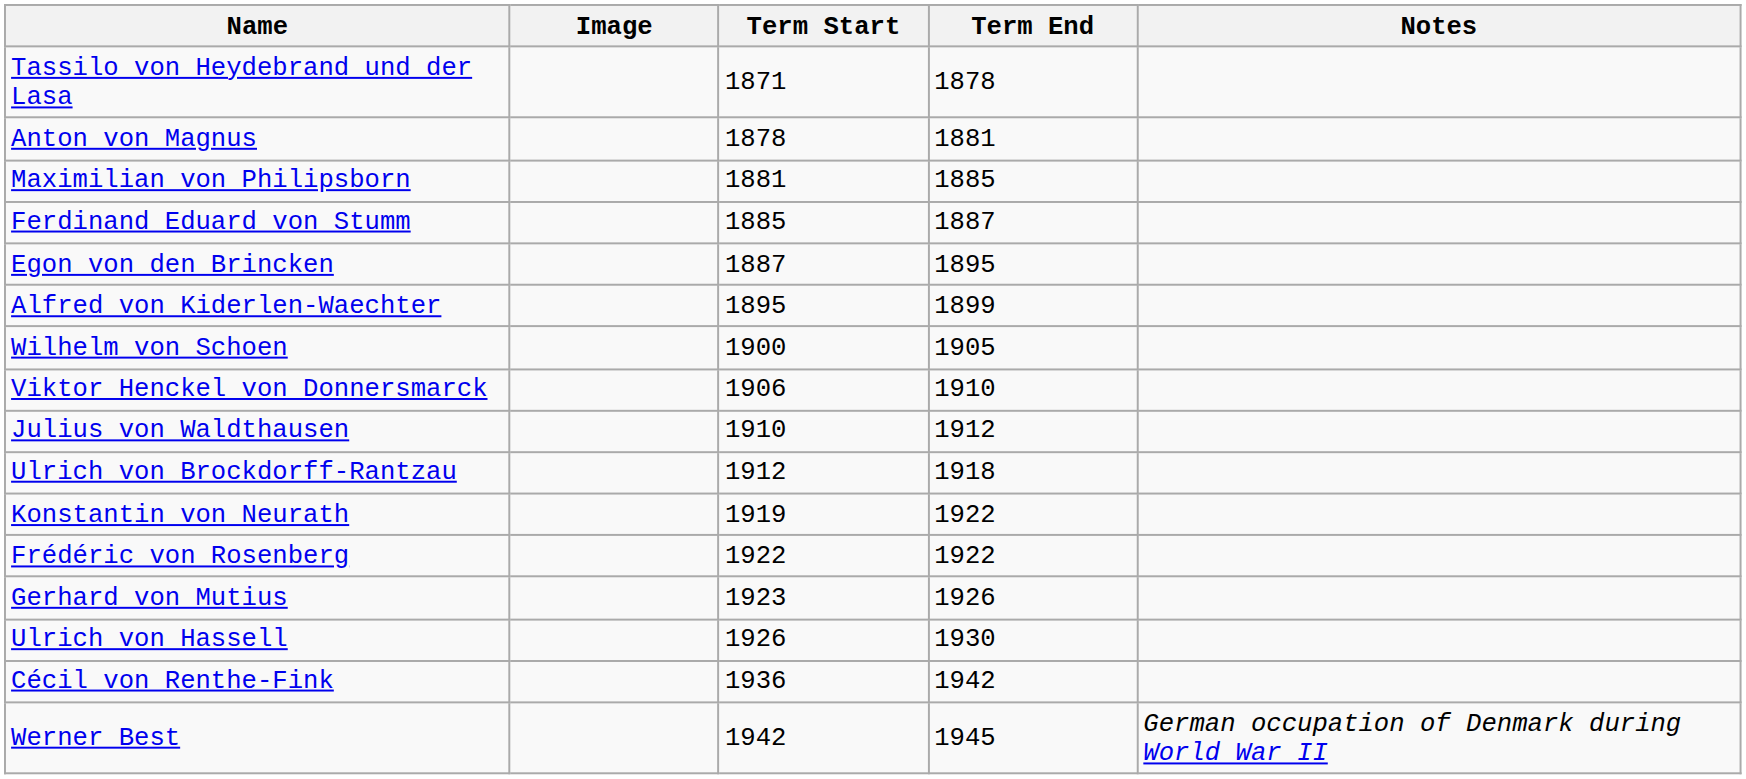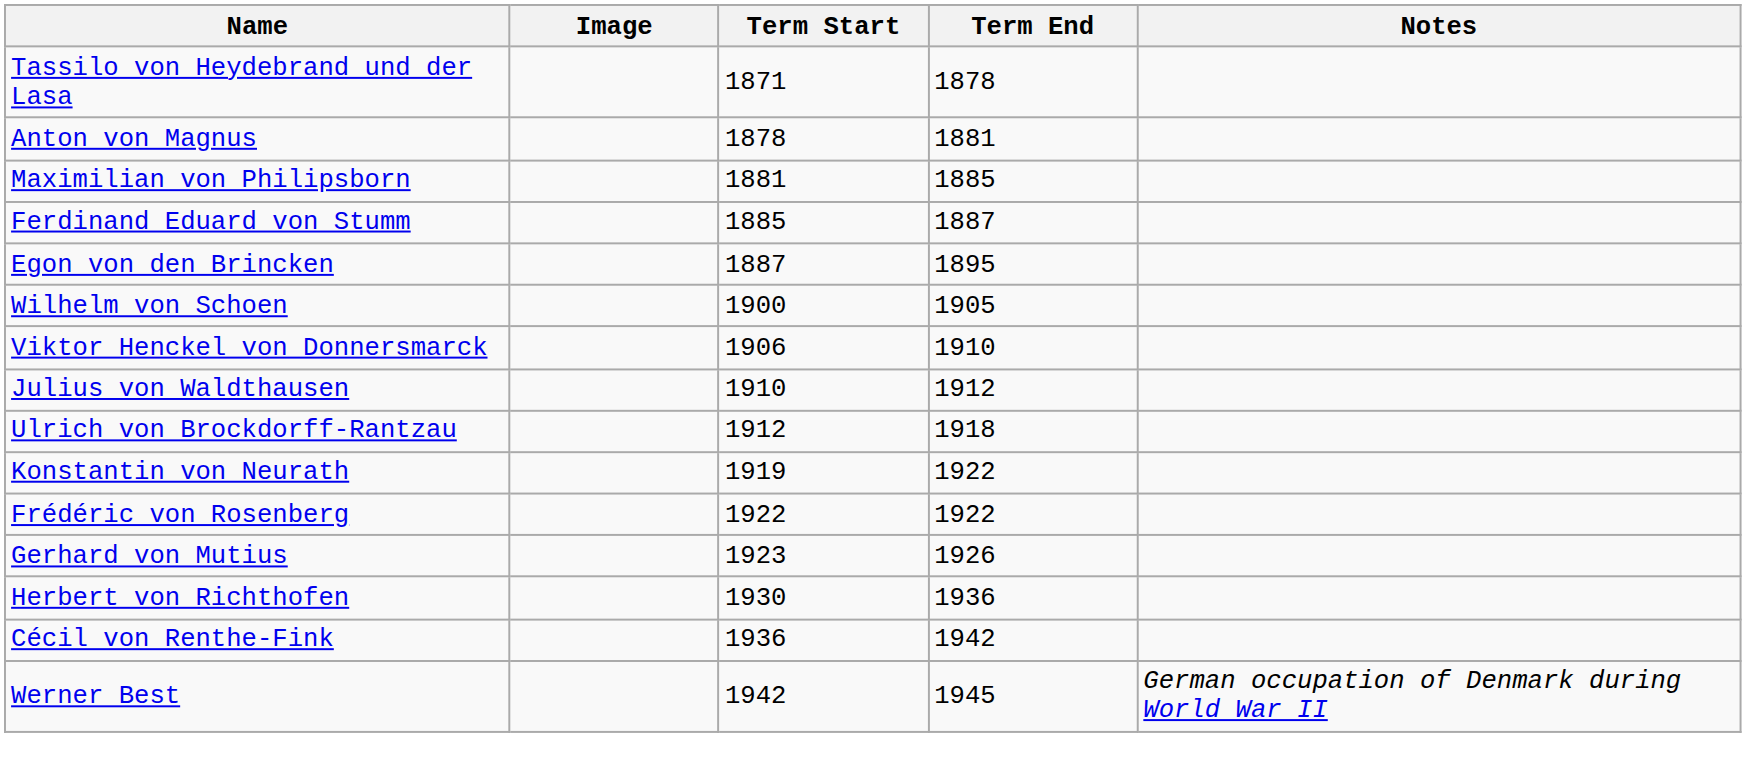- row: (226, 306)
- row: (149, 640)
+ row: (180, 598)
